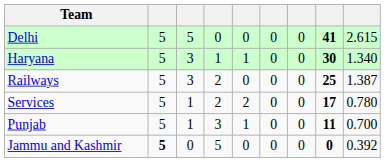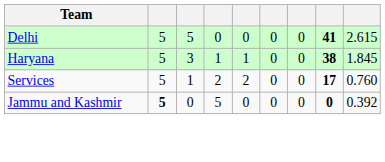(329, 59) 30 -> (329, 59) 38
(362, 59) 1.340 -> (362, 59) 1.845
- row: (33, 80)
(362, 102) 0.780 -> (362, 80) 0.760
- row: (27, 124)
